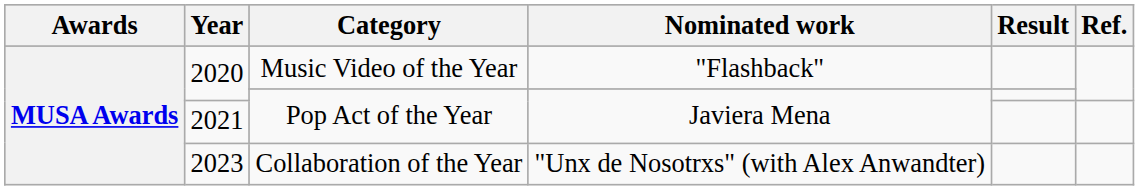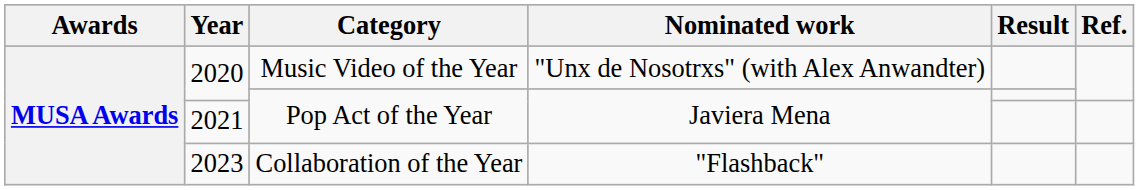(760, 67) "Flashback" -> (760, 67) "Unx de Nosotrxs" (with Alex Anwandter)
(760, 163) "Unx de Nosotrxs" (with Alex Anwandter) -> (760, 163) "Flashback"
